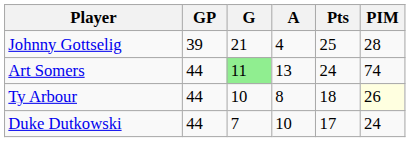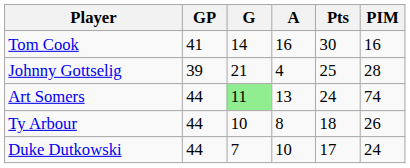+ row: (44, 44)
(372, 96) lightyellow background -> (372, 123) no background
